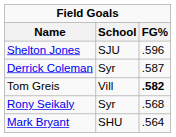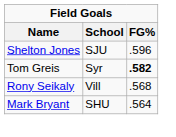- row: (50, 68)
(106, 86) Vill -> (94, 68) Syr
(107, 104) Syr -> (93, 86) Vill
